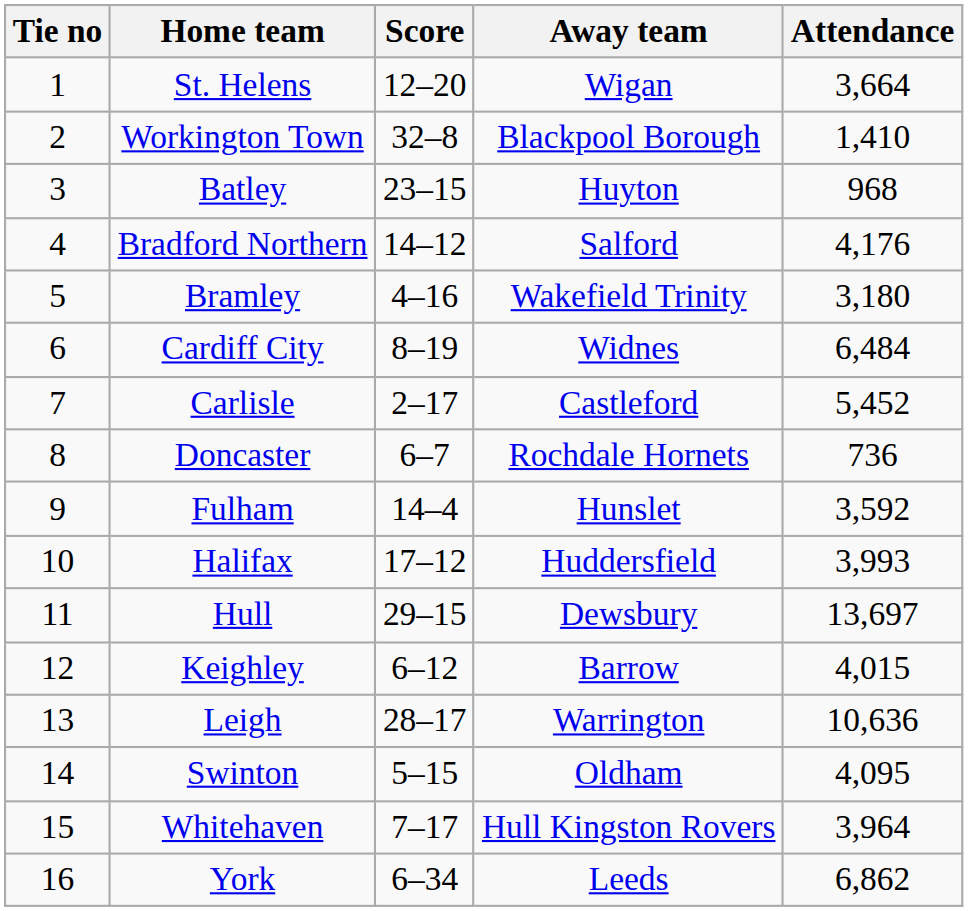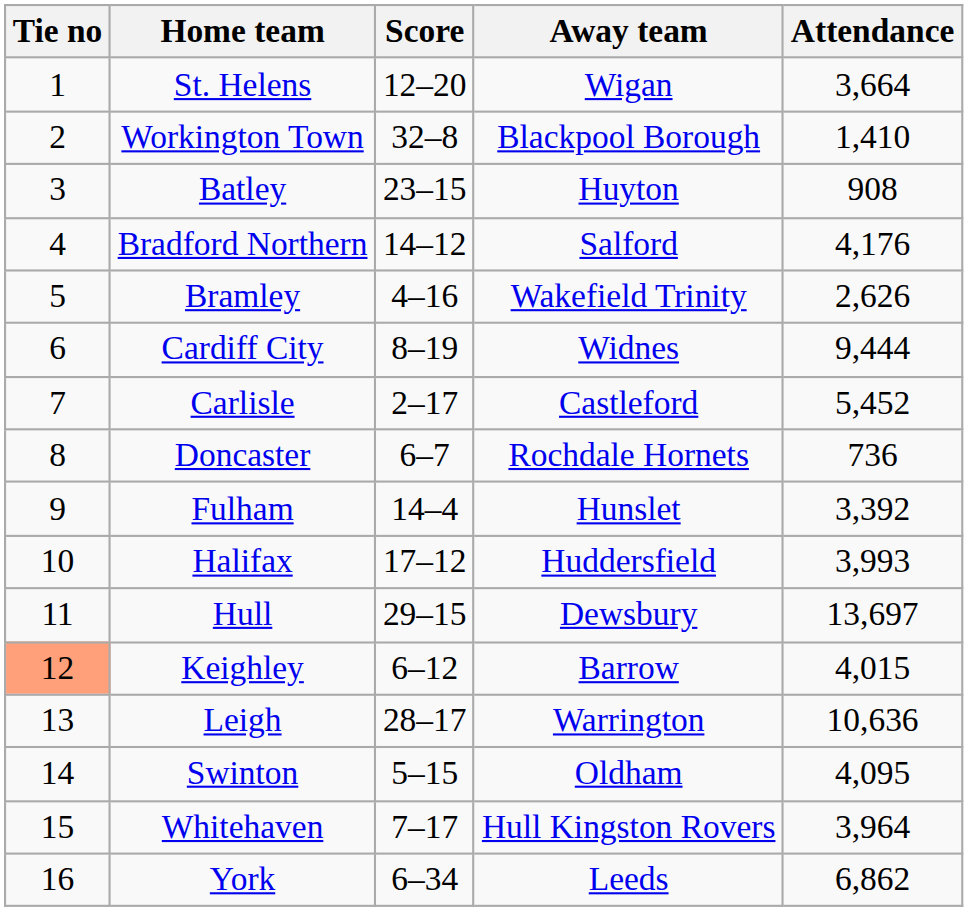(873, 190) 968 -> (873, 190) 908
(873, 296) 3,180 -> (873, 296) 2,626
(873, 349) 6,484 -> (873, 349) 9,444
(873, 508) 3,592 -> (873, 508) 3,392
(57, 667) no background -> (57, 667) lightsalmon background
